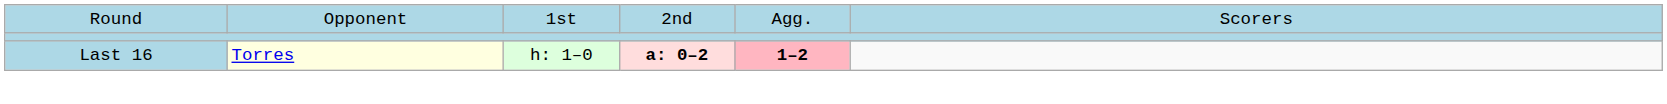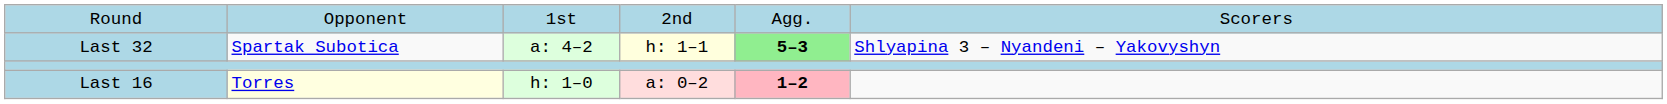+ row: (116, 47)
(677, 56) bold -> (677, 84) normal
